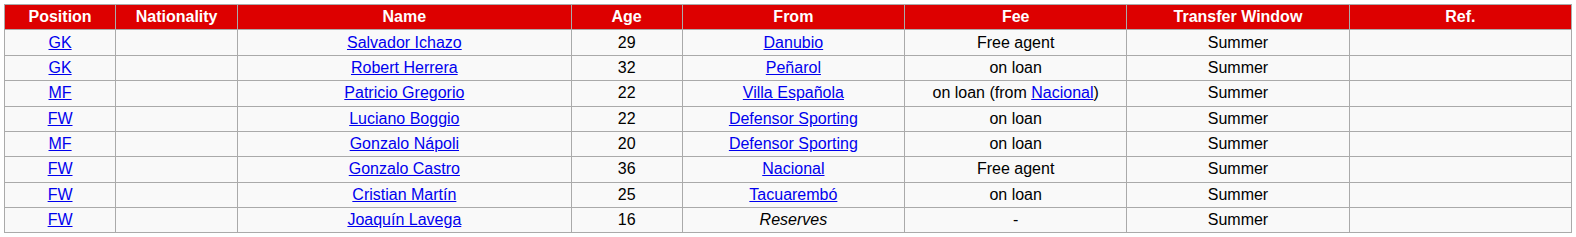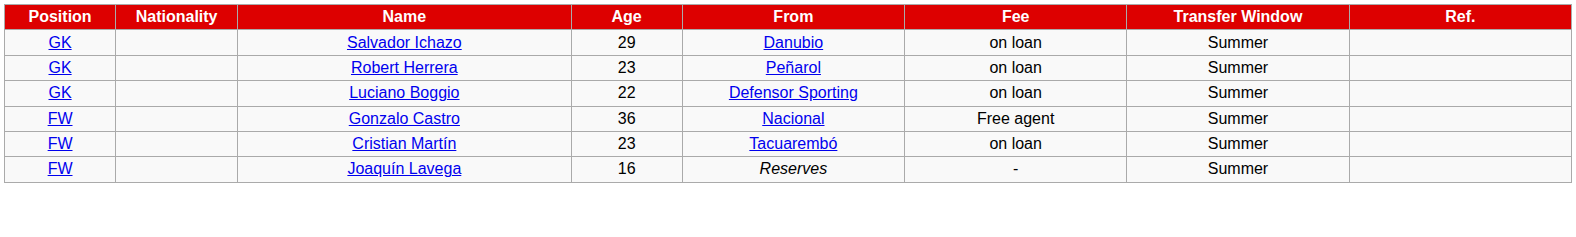(1016, 42) Free agent -> (1016, 42) on loan
(627, 67) 32 -> (627, 67) 23
- row: (404, 93)
(60, 118) FW -> (60, 93) GK
- row: (404, 144)
(627, 194) 25 -> (627, 144) 23
